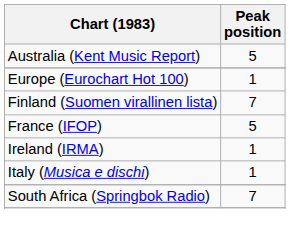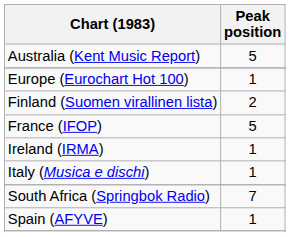(253, 102) 7 -> (253, 102) 2
+ row: (58, 219)
